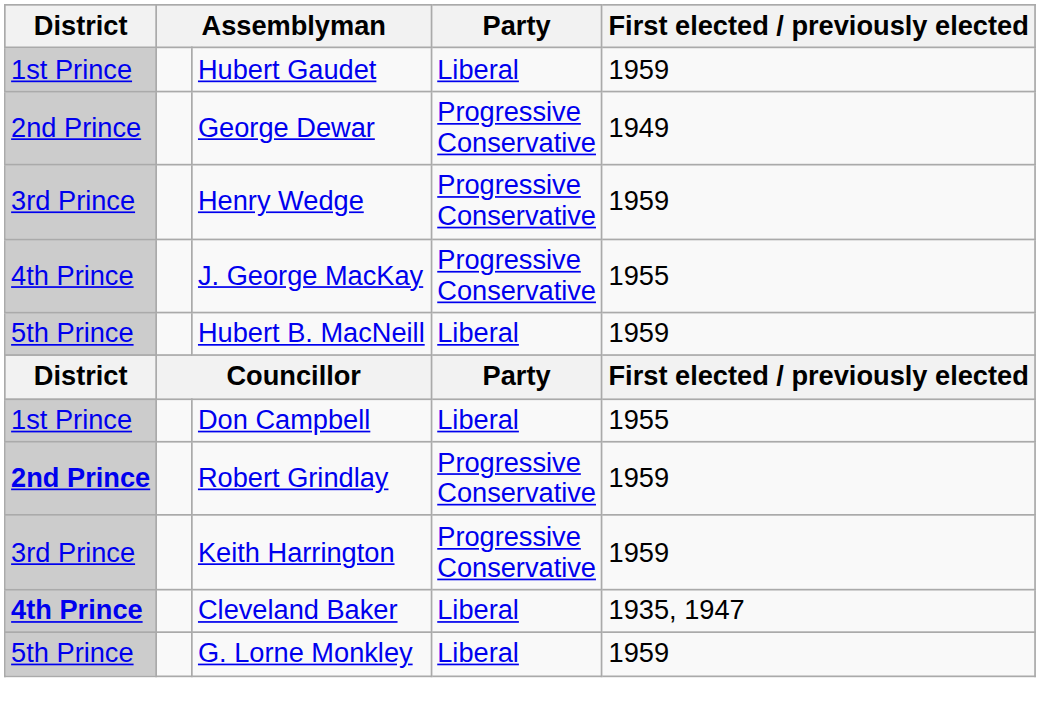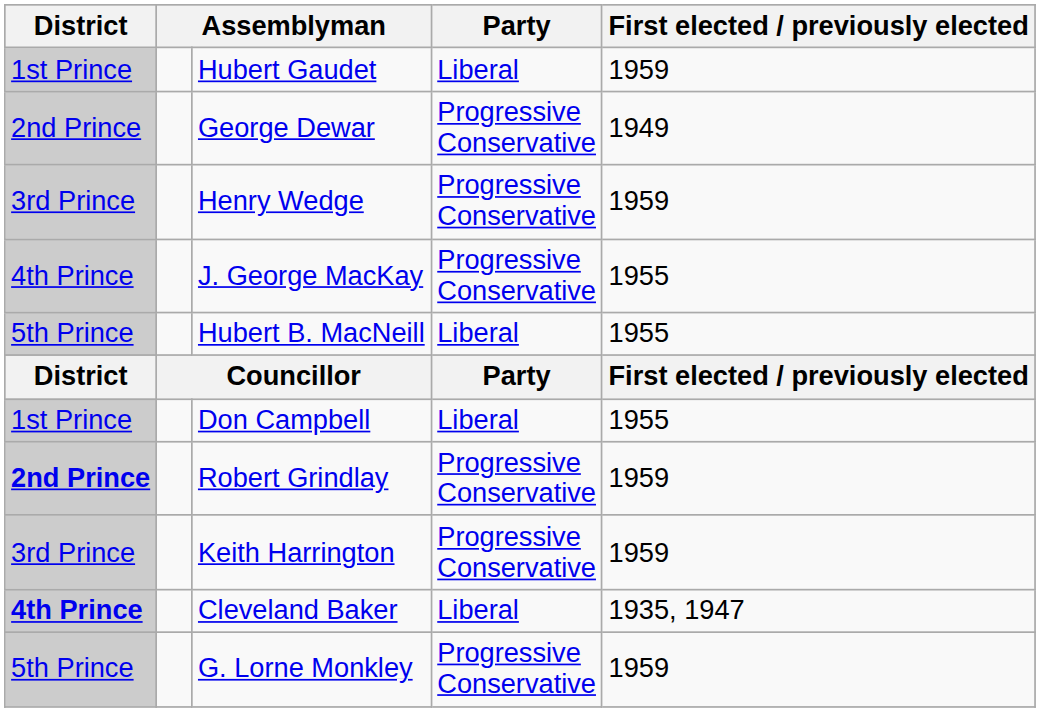(639, 333) 1959 -> (639, 333) 1955
(478, 653) Liberal -> (517, 668) Progressive Conservative
